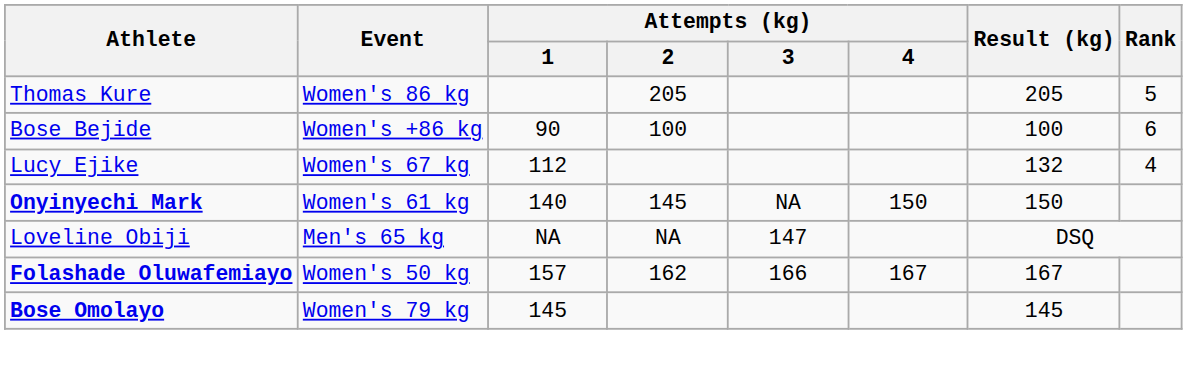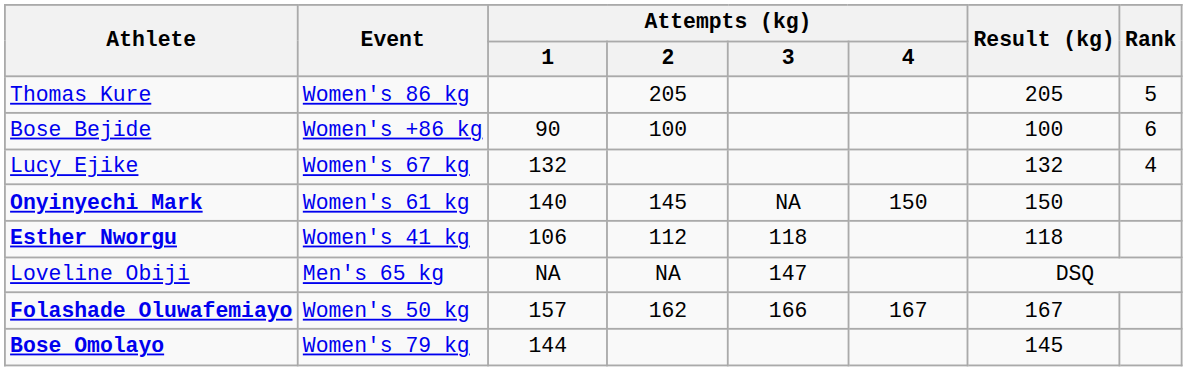(548, 166) 112 -> (548, 166) 132
+ row: (94, 238)
(548, 310) 145 -> (548, 346) 144
